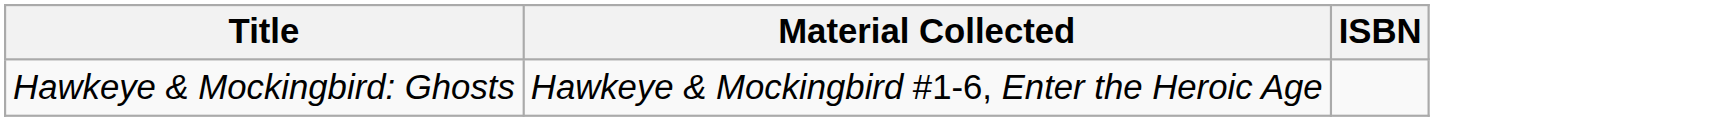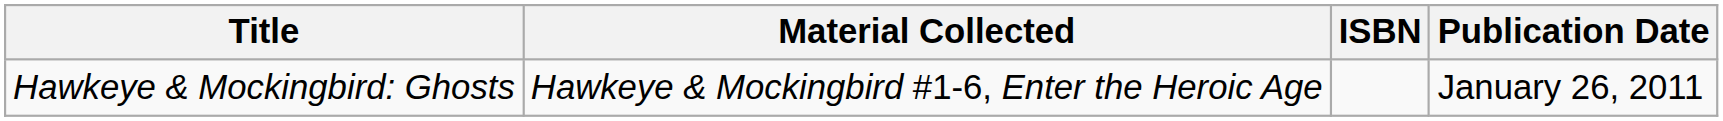+ column: (1574, 32)
